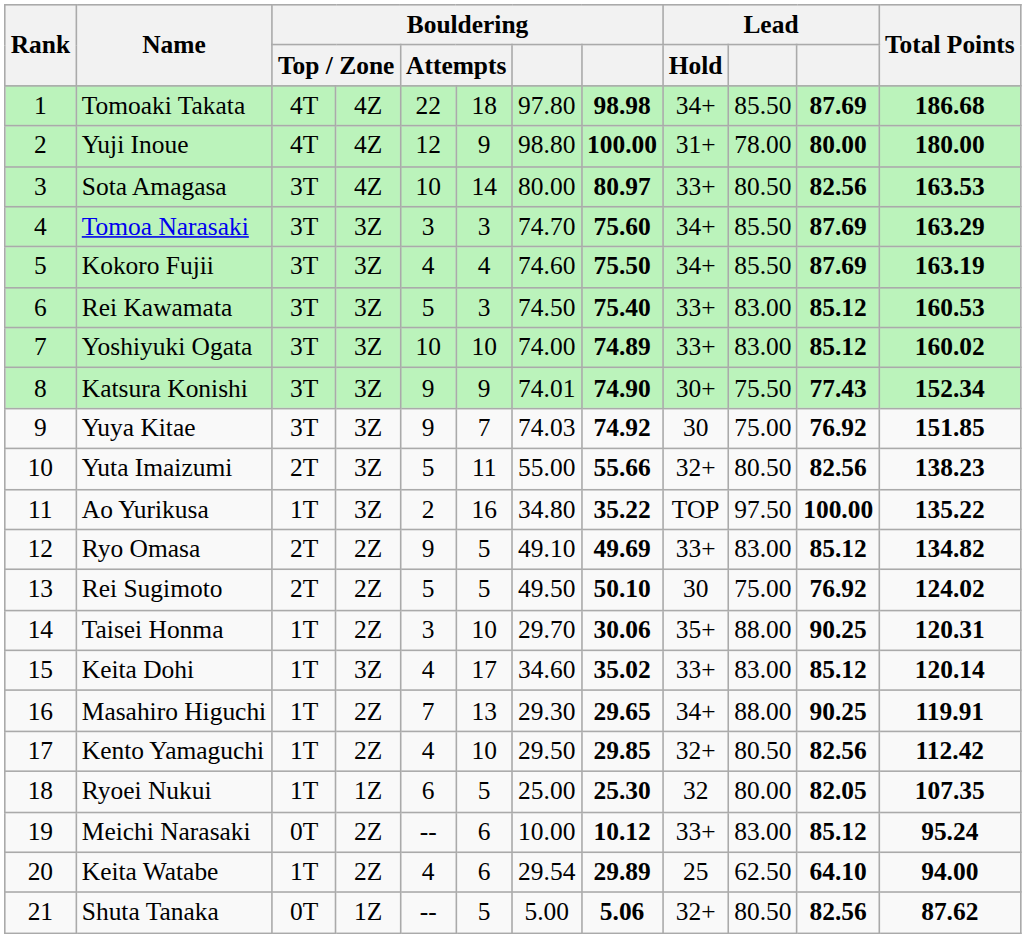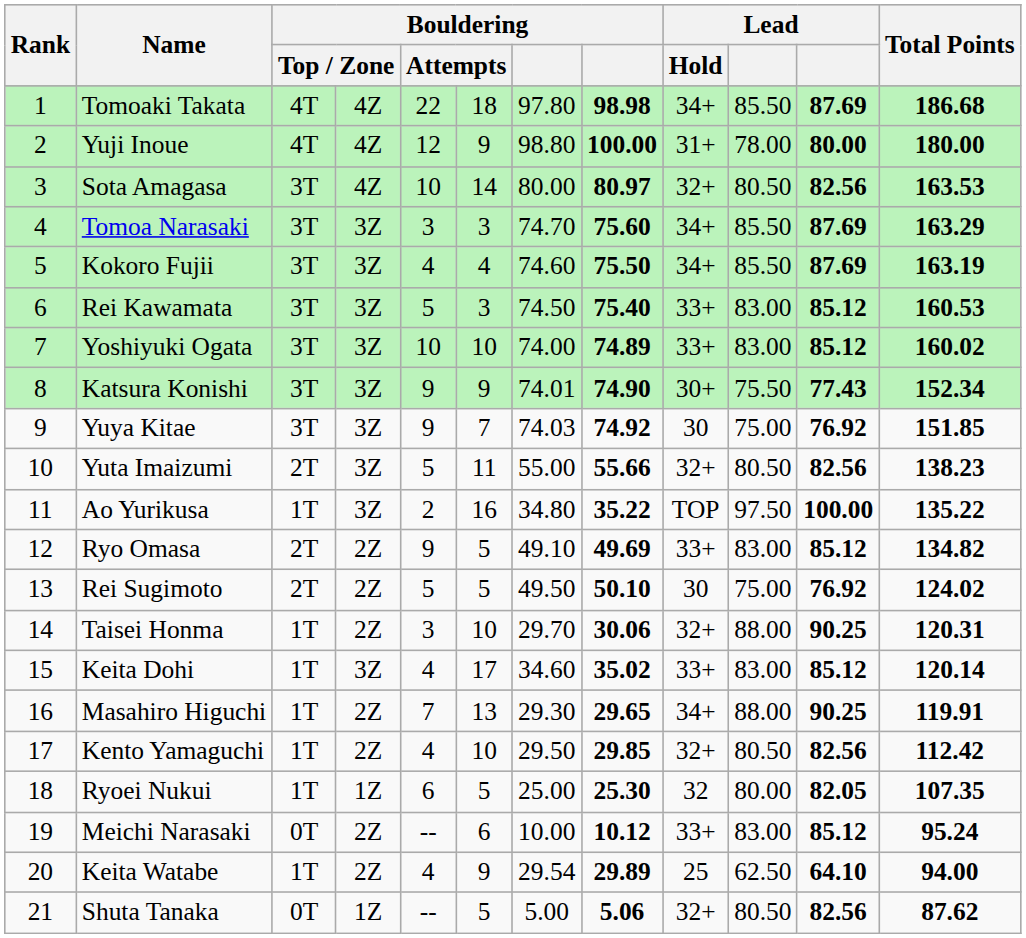(696, 186) 33+ -> (696, 186) 32+
(696, 629) 35+ -> (696, 629) 32+
(484, 871) 6 -> (484, 871) 9
